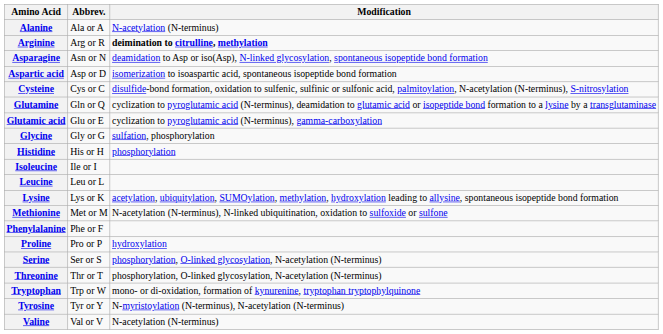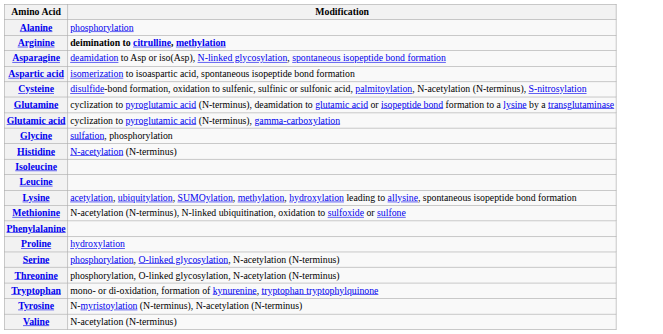- column: (89, 12)
(165, 27) N-acetylation (N-terminus) -> (102, 27) phosphorylation
(144, 151) phosphorylation -> (123, 151) N-acetylation (N-terminus)
